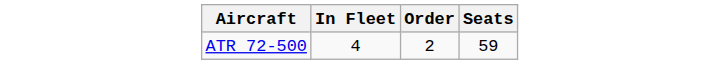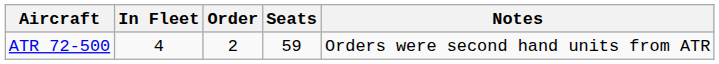+ column: (518, 18)
